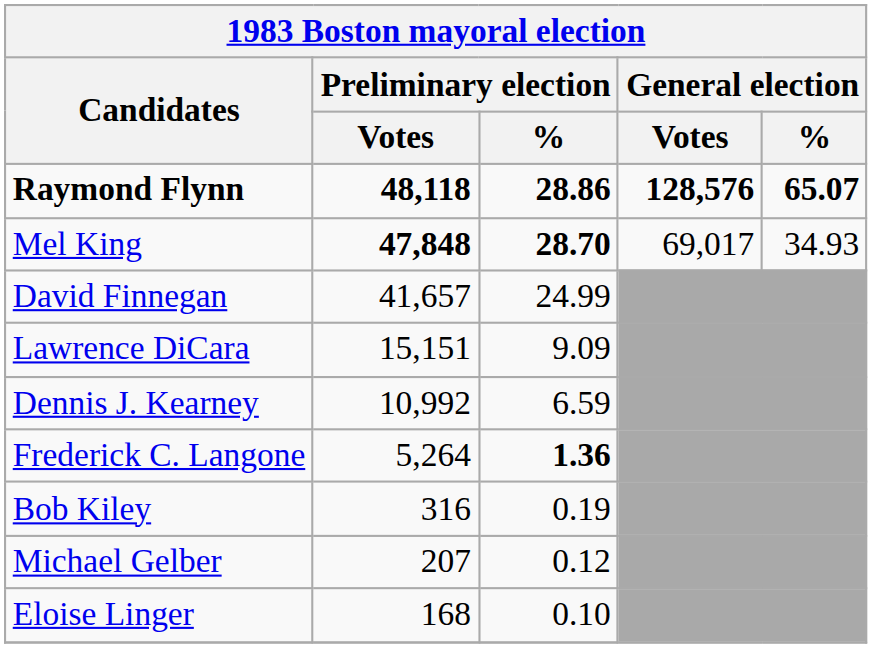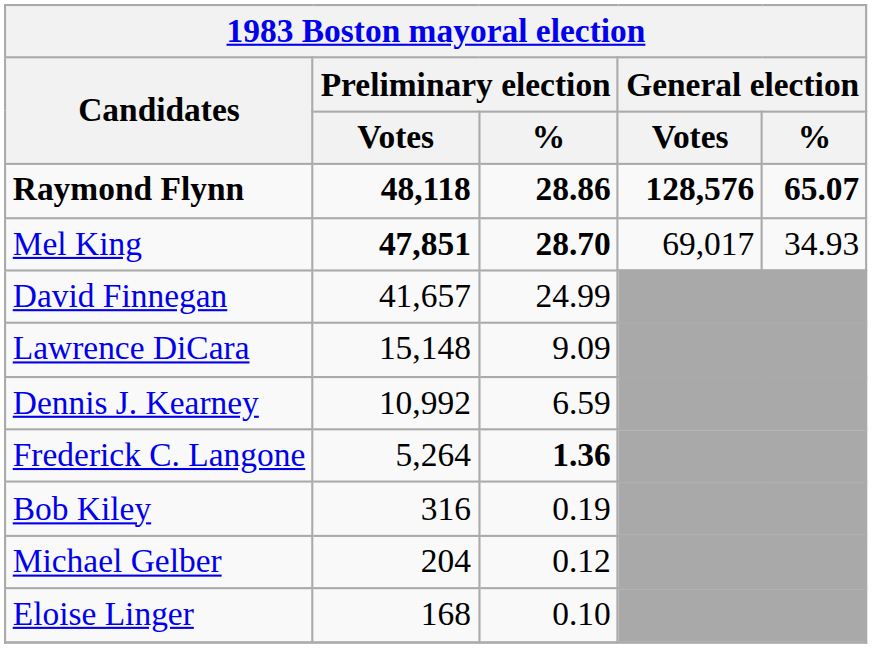(425, 243) 47,848 -> (425, 243) 47,851
(425, 349) 15,151 -> (425, 349) 15,148
(446, 561) 207 -> (446, 561) 204
